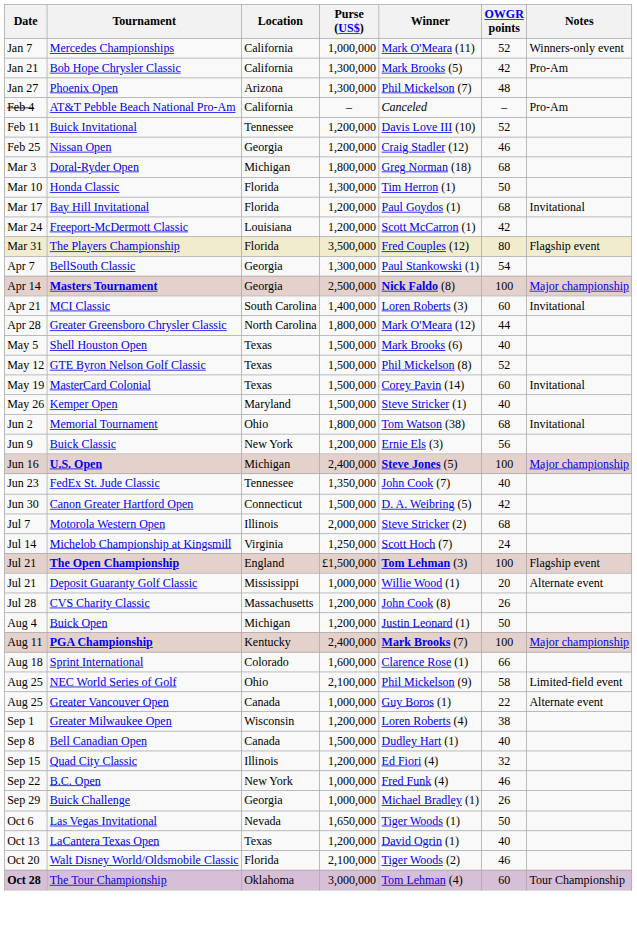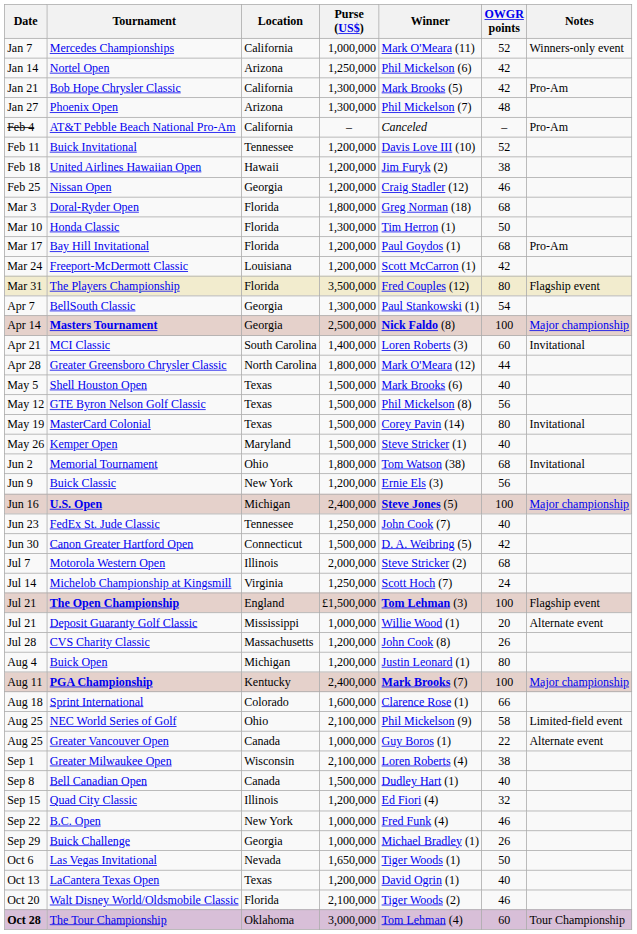+ row: (80, 68)
+ row: (126, 167)
(267, 167) Michigan -> (261, 207) Florida
(557, 207) Invitational -> (549, 246) Pro-Am
(504, 365) 52 -> (504, 404) 56
(504, 385) 60 -> (504, 424) 80
(352, 484) 1,350,000 -> (352, 523) 1,250,000
(504, 622) 50 -> (504, 662) 80
(352, 721) 1,200,000 -> (352, 761) 2,100,000
